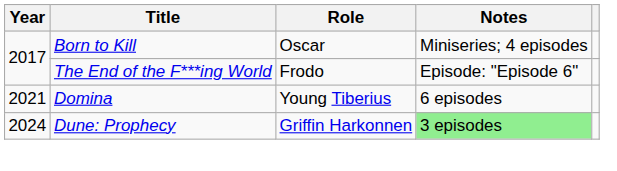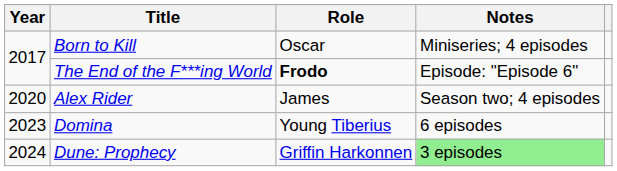(302, 71) normal -> (304, 71) bold
+ row: (93, 98)
(27, 98) 2021 -> (27, 125) 2023
